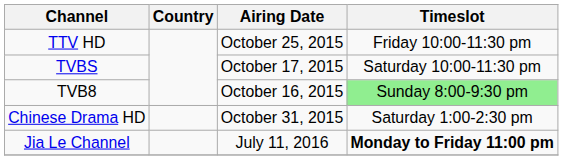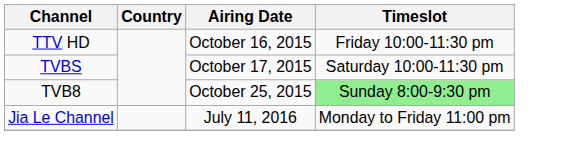(282, 42) October 25, 2015 -> (250, 42) October 16, 2015
(282, 92) October 16, 2015 -> (250, 92) October 25, 2015
- row: (77, 117)
(452, 142) bold -> (415, 117) normal
